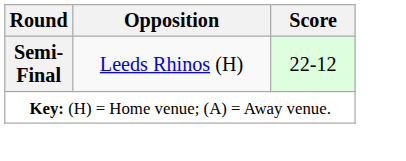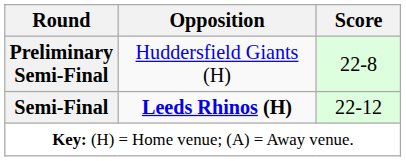+ row: (61, 63)
(171, 63) normal -> (217, 107) bold
